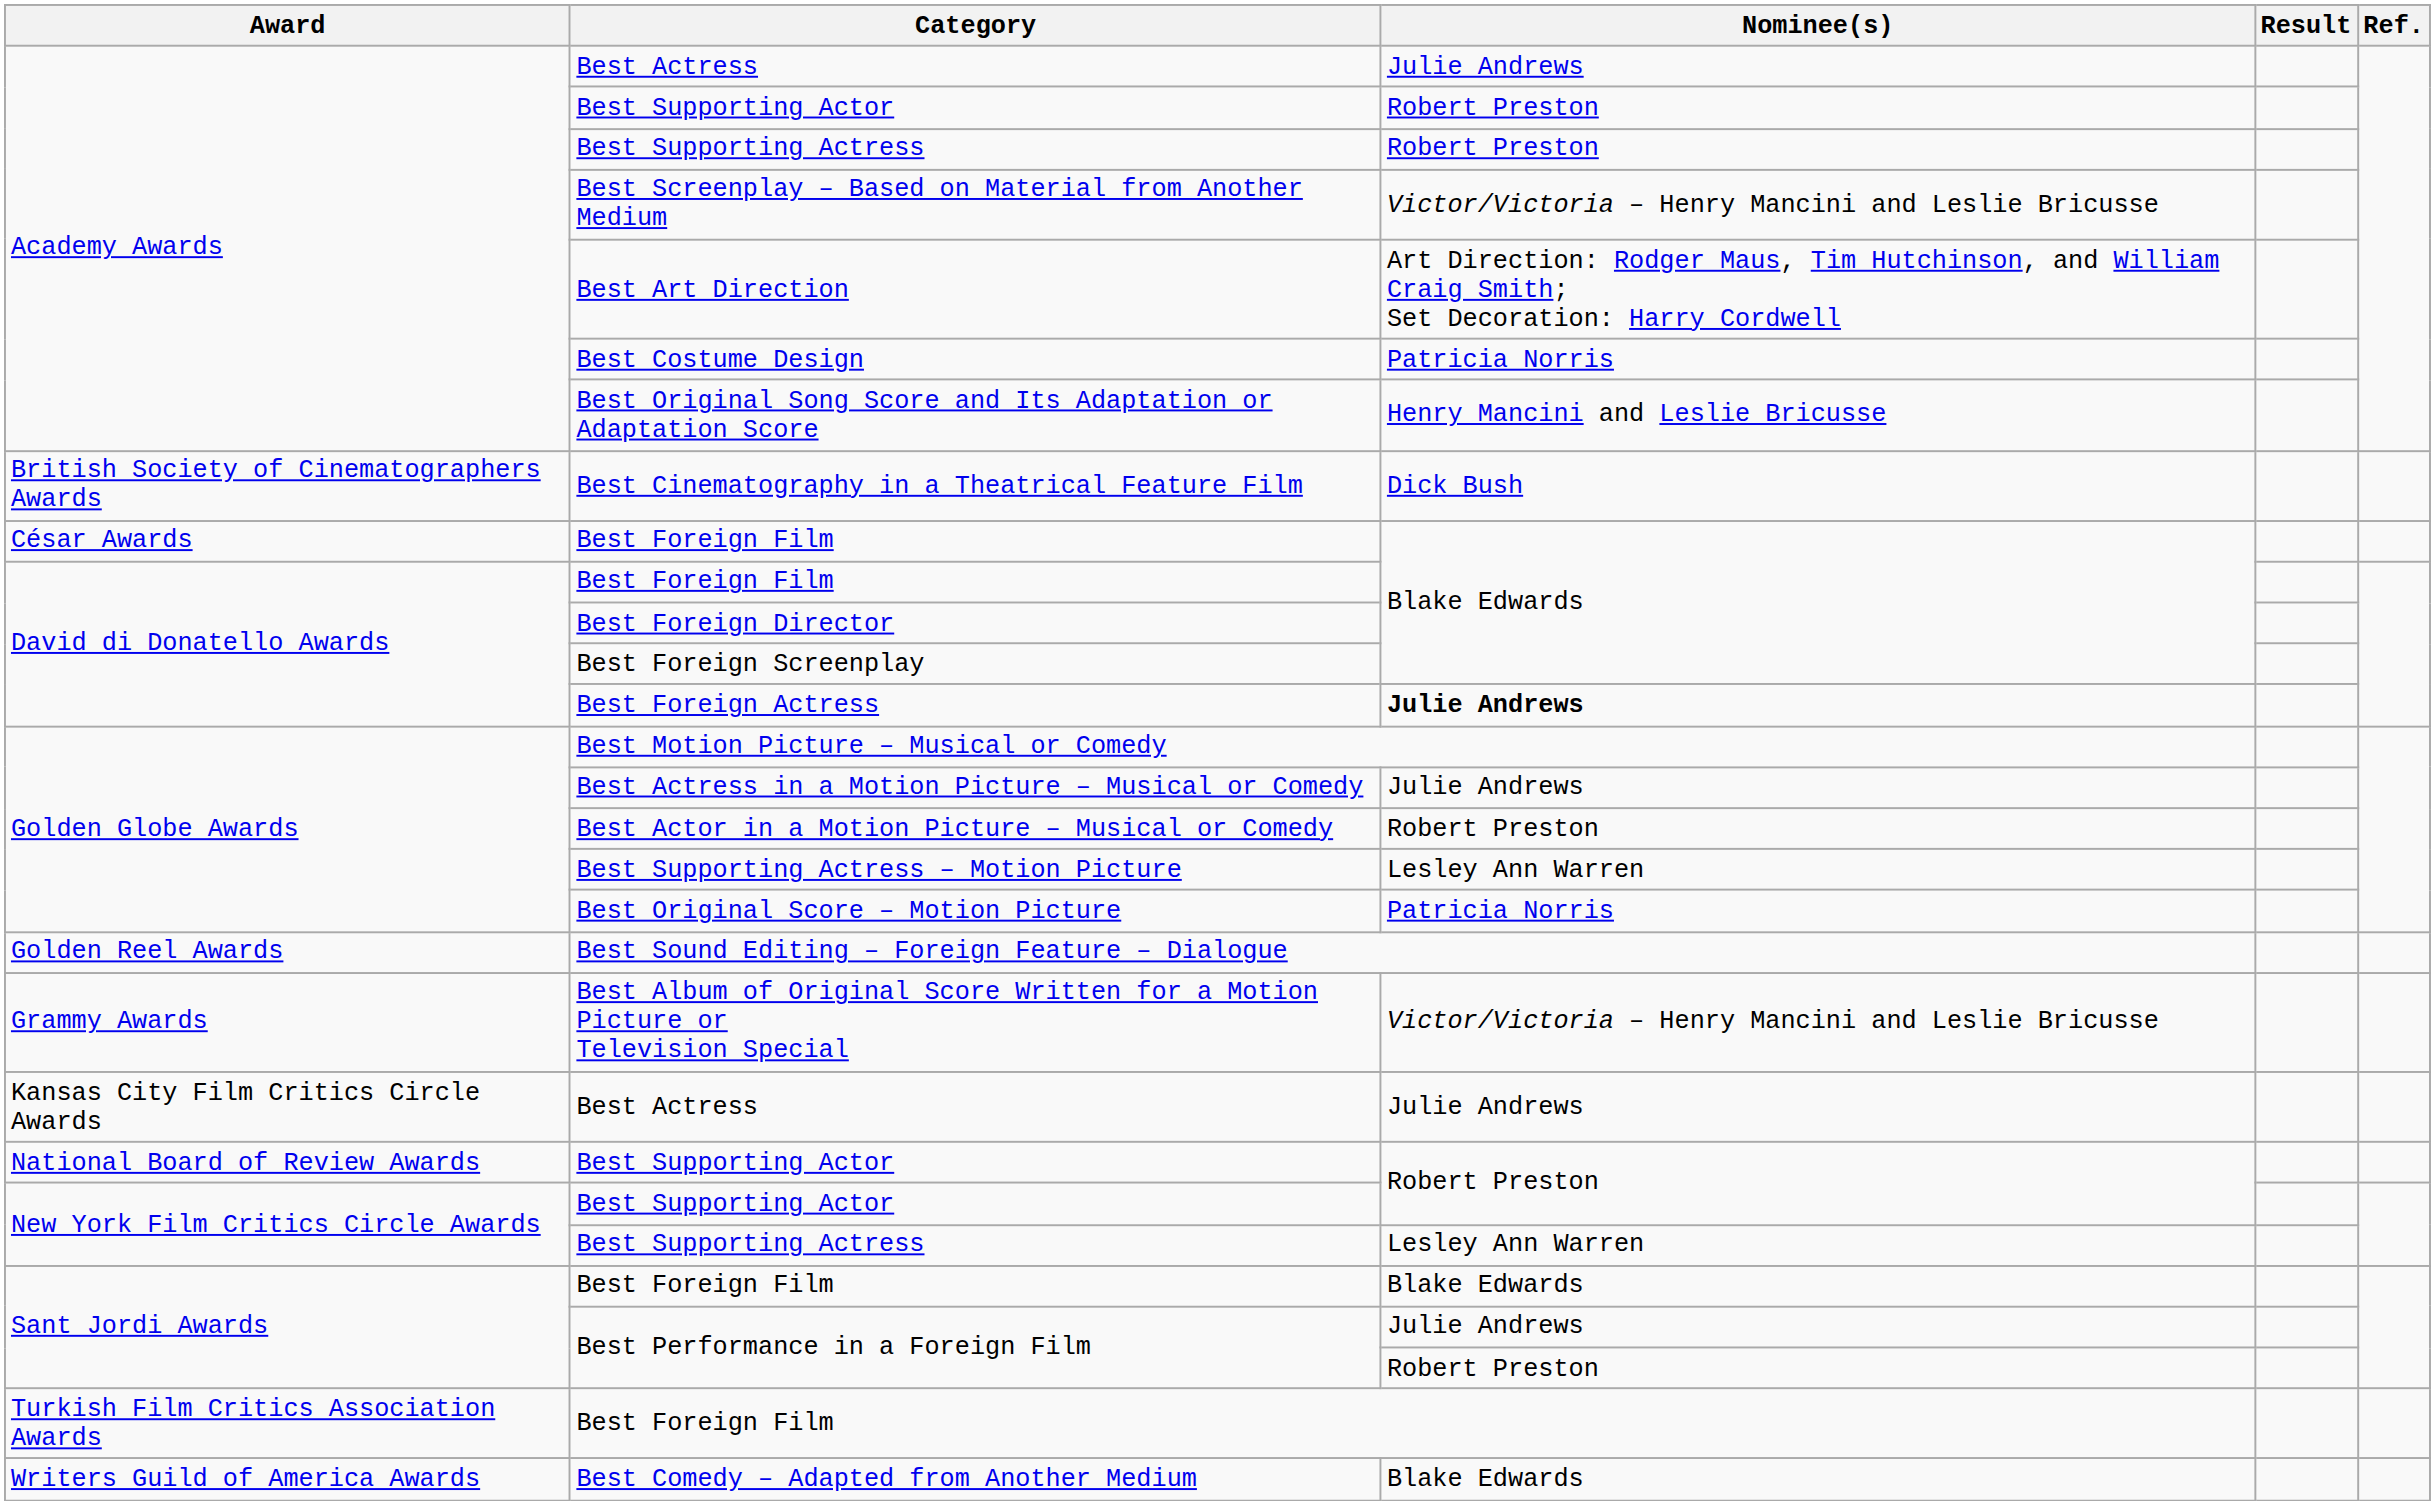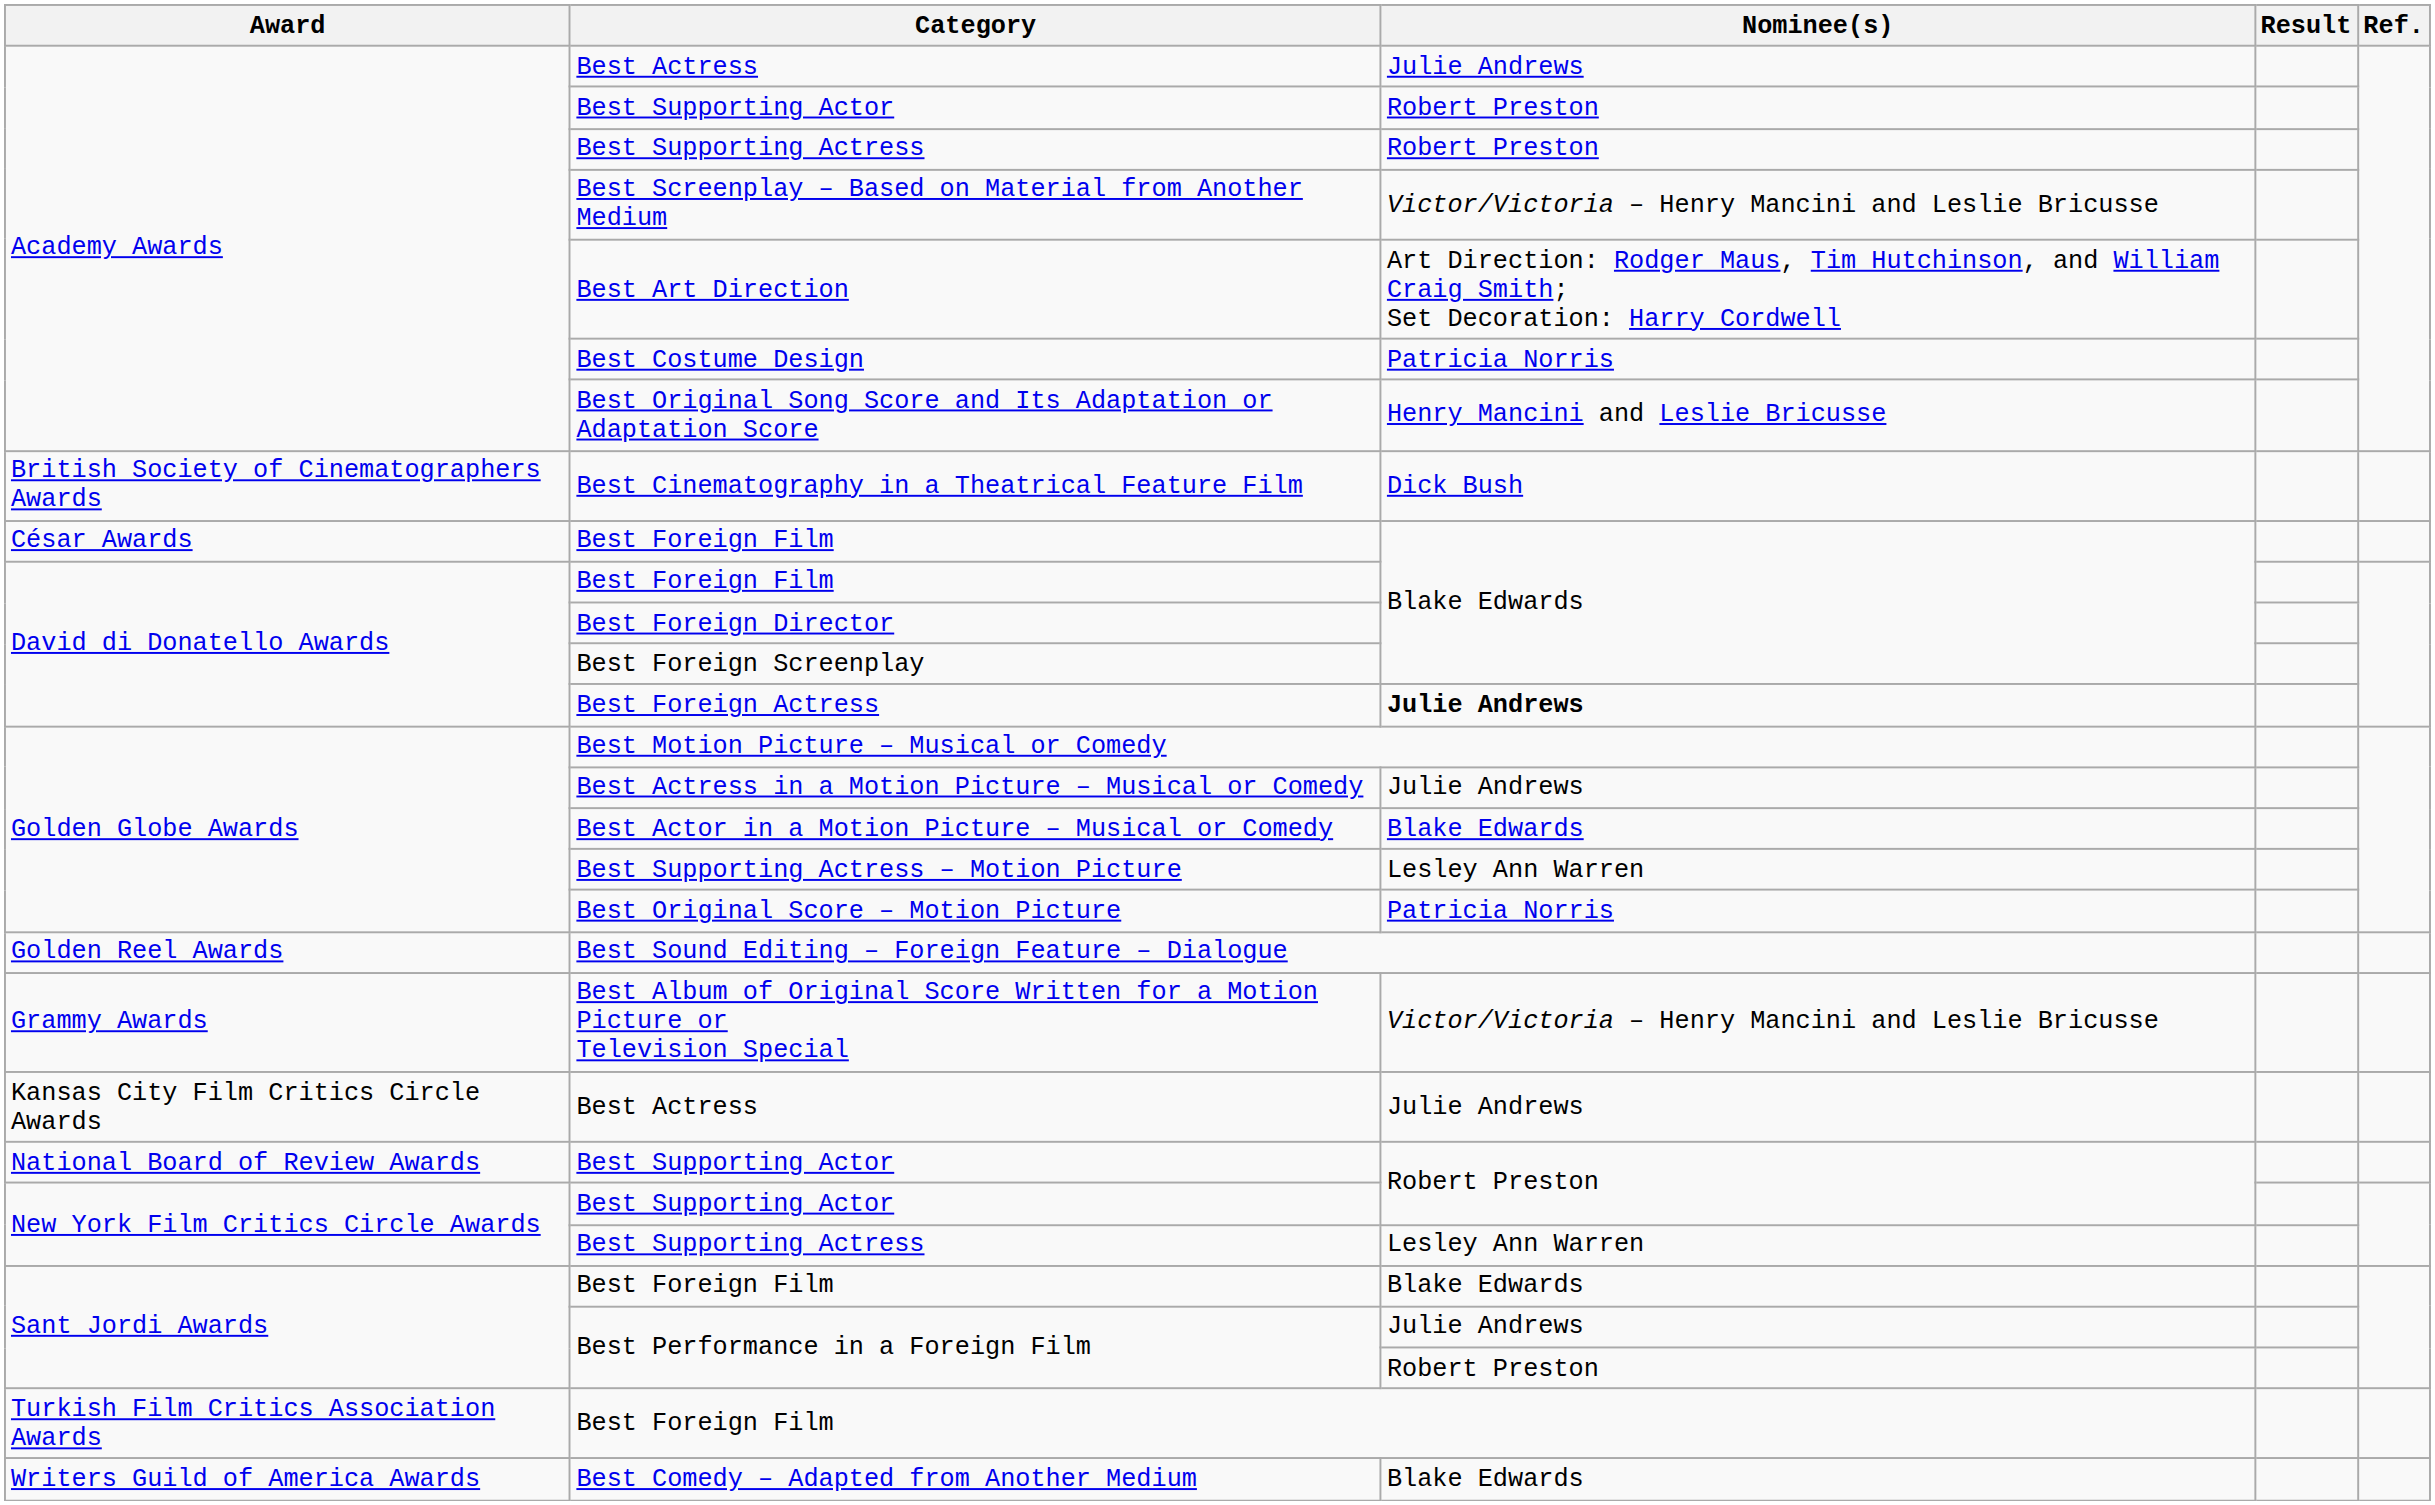(1493, 829) Robert Preston -> (1485, 829) Blake Edwards
